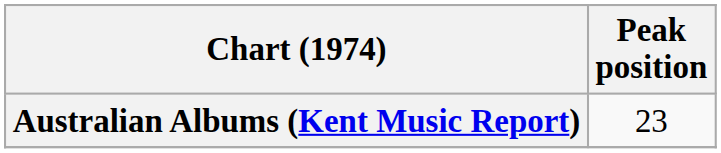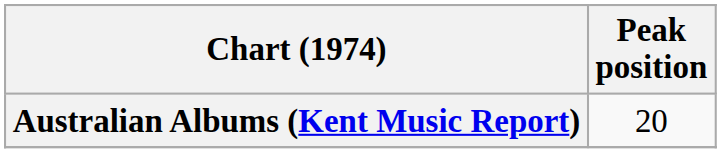(651, 119) 23 -> (651, 119) 20
